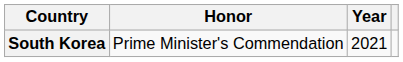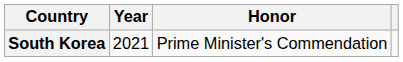columns swapped: (369, 17) <-> (228, 17)
